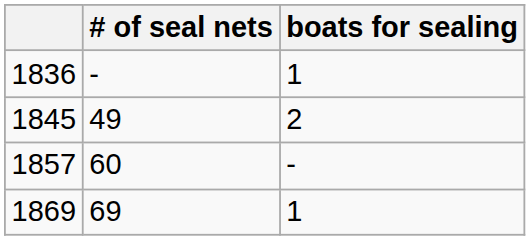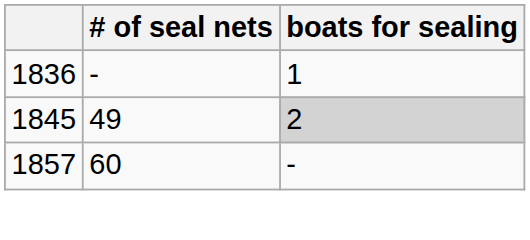(294, 119) no background -> (294, 119) lightgrey background
- row: (44, 211)
